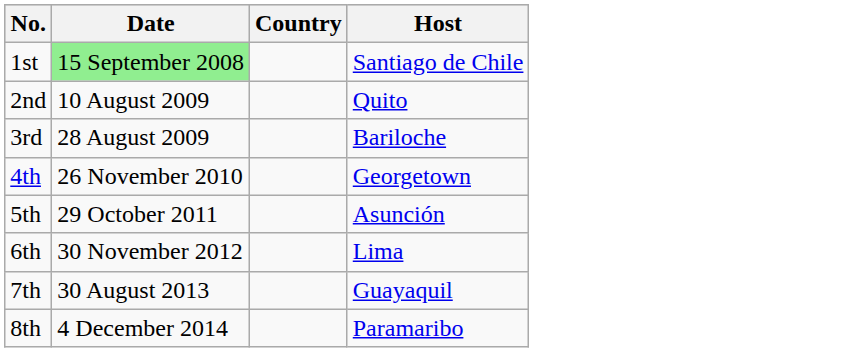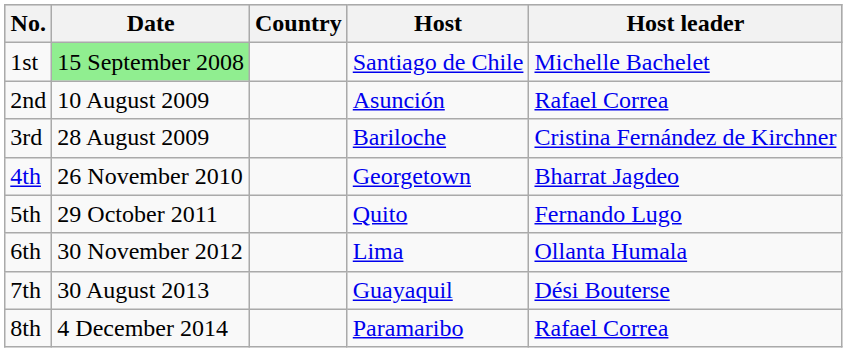+ column: (685, 23)
(380, 99) Quito -> (399, 99) Asunción
(399, 213) Asunción -> (380, 213) Quito
